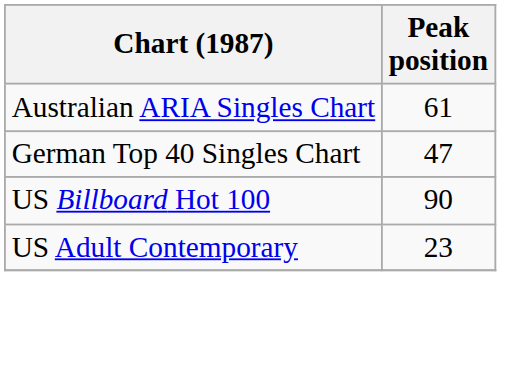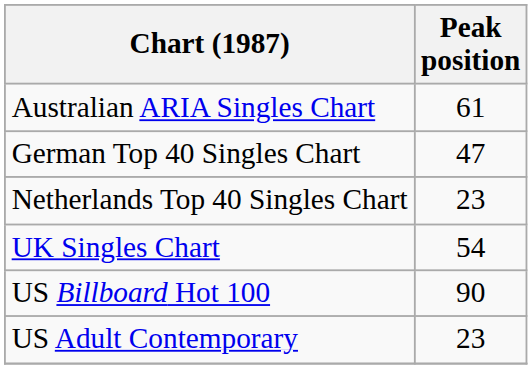+ row: (210, 199)
+ row: (116, 246)
